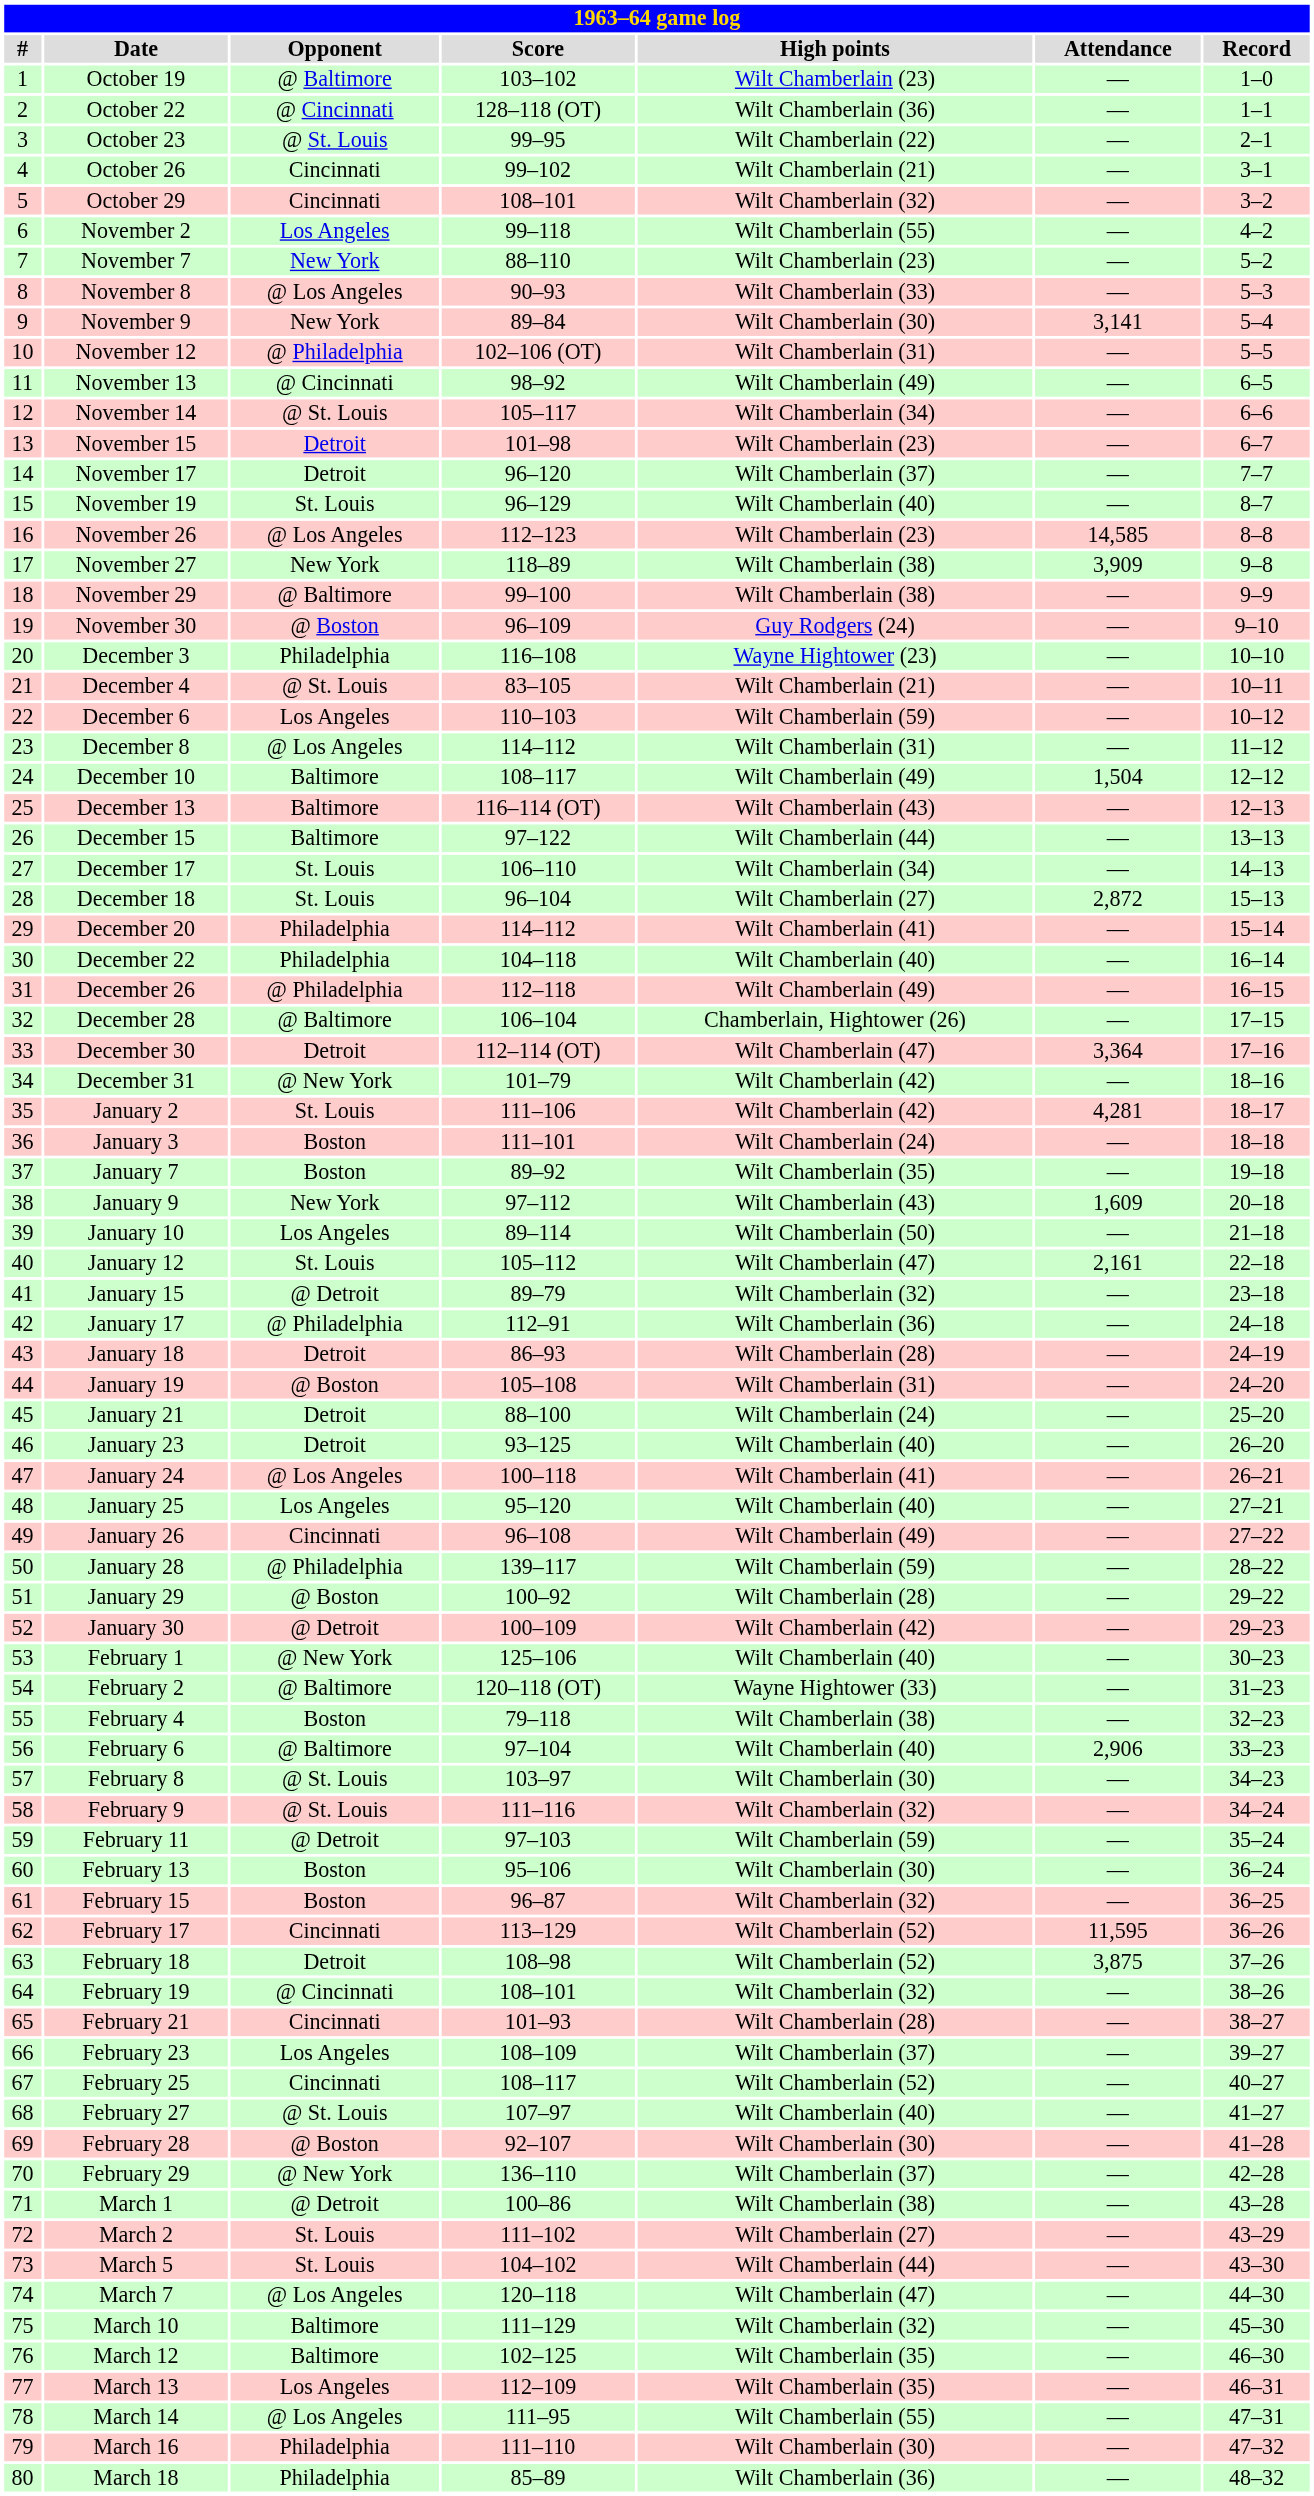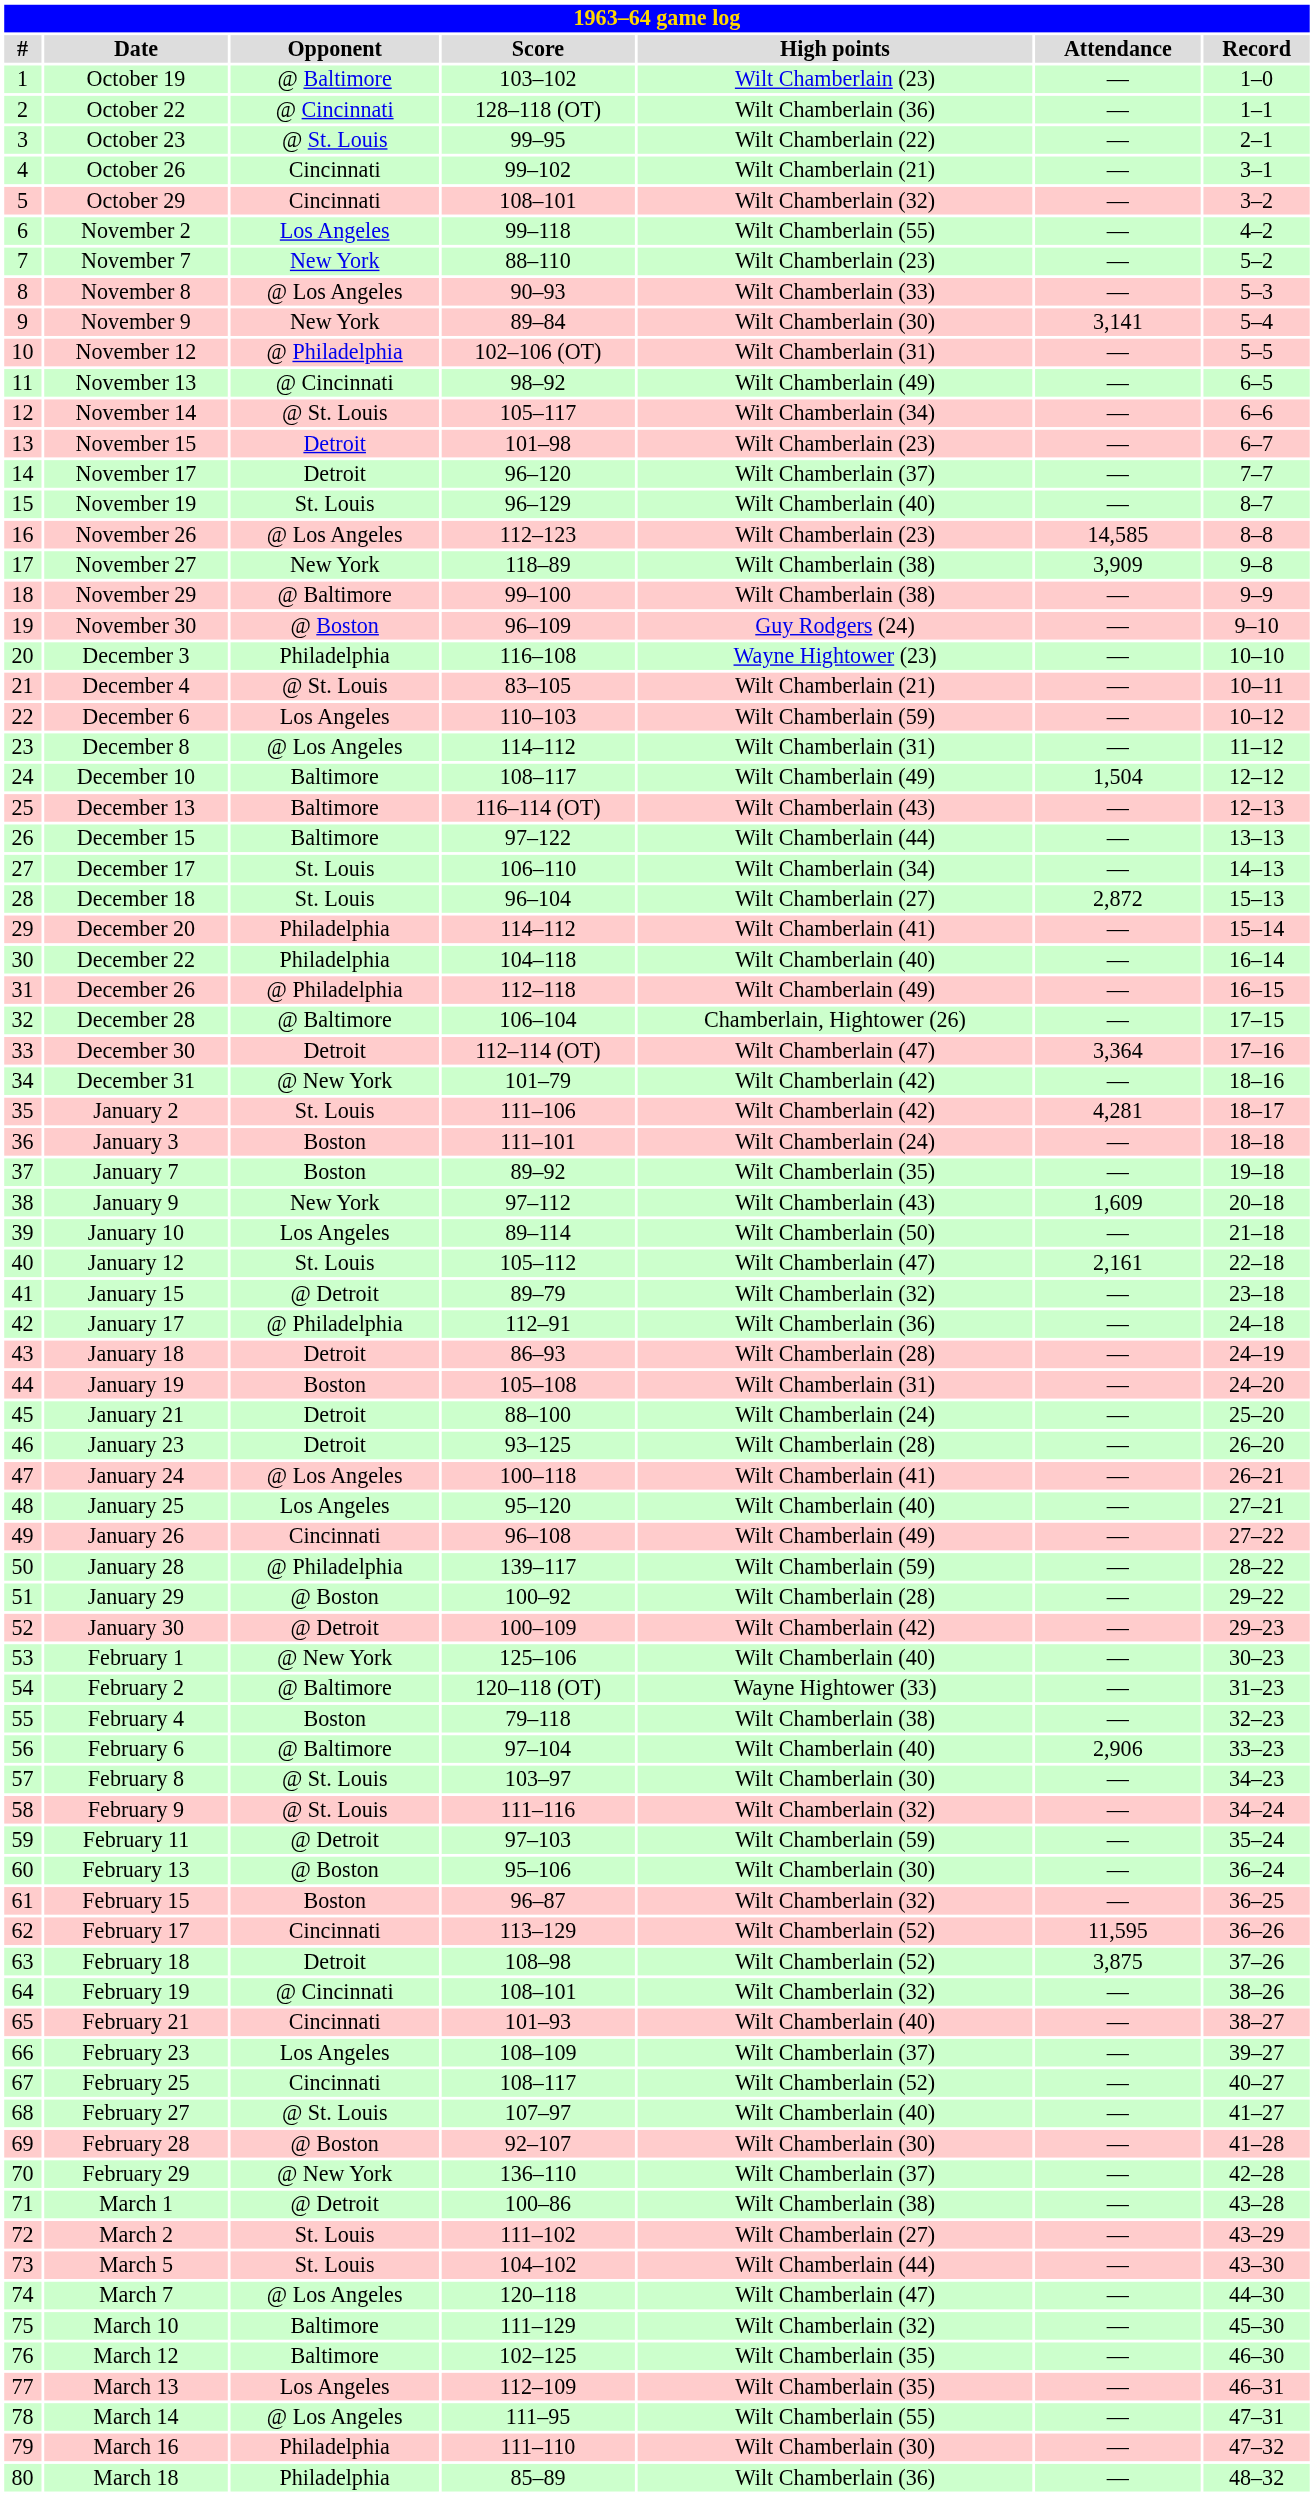(335, 1384) @ Boston -> (335, 1384) Boston
(835, 1445) Wilt Chamberlain (40) -> (835, 1445) Wilt Chamberlain (28)
(335, 1870) Boston -> (335, 1870) @ Boston
(835, 2022) Wilt Chamberlain (28) -> (835, 2022) Wilt Chamberlain (40)
